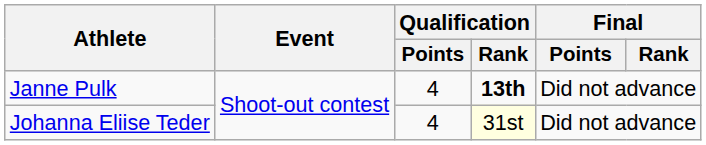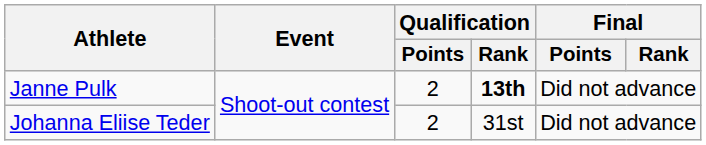(433, 89) 4 -> (433, 89) 2
(433, 123) 4 -> (433, 123) 2
(503, 123) lightyellow background -> (503, 123) no background
